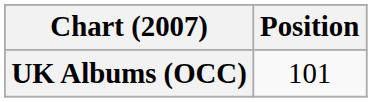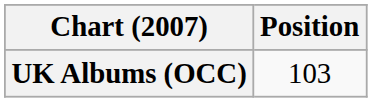(310, 73) 101 -> (310, 73) 103
